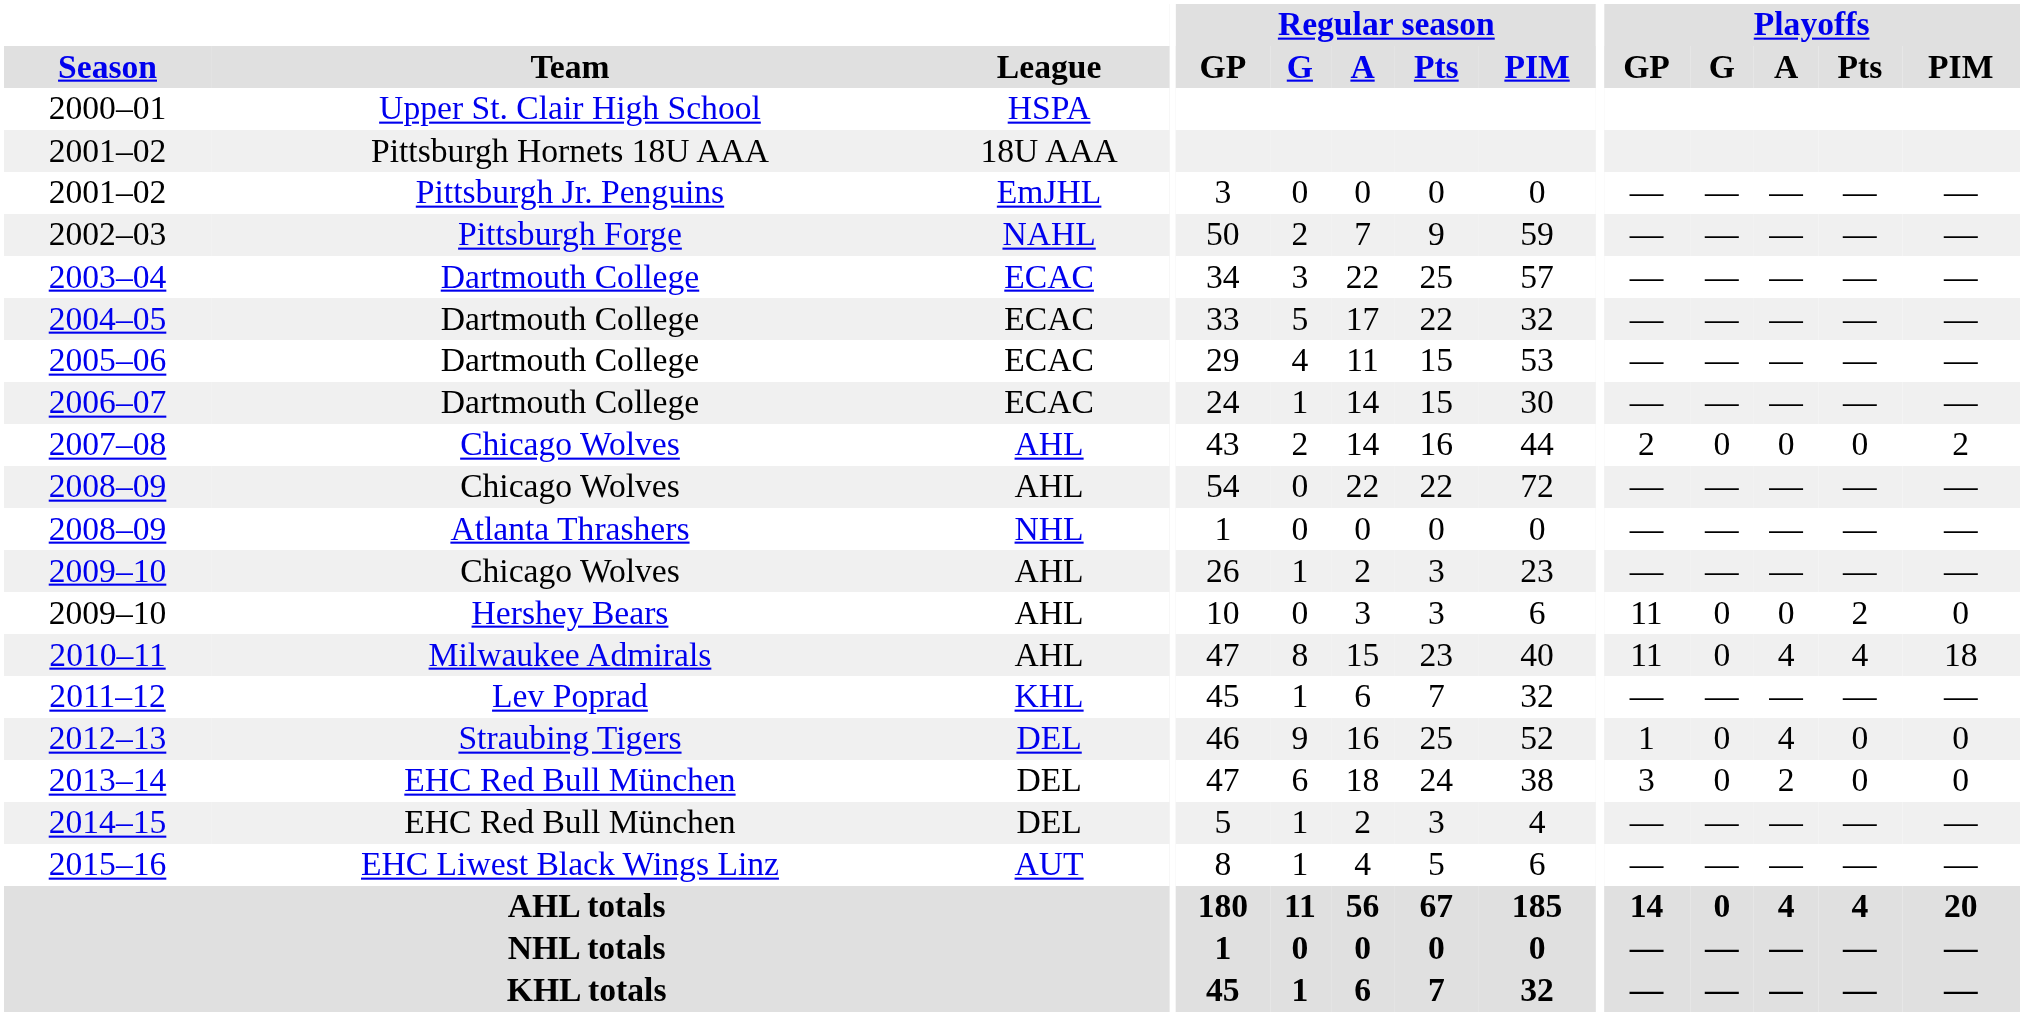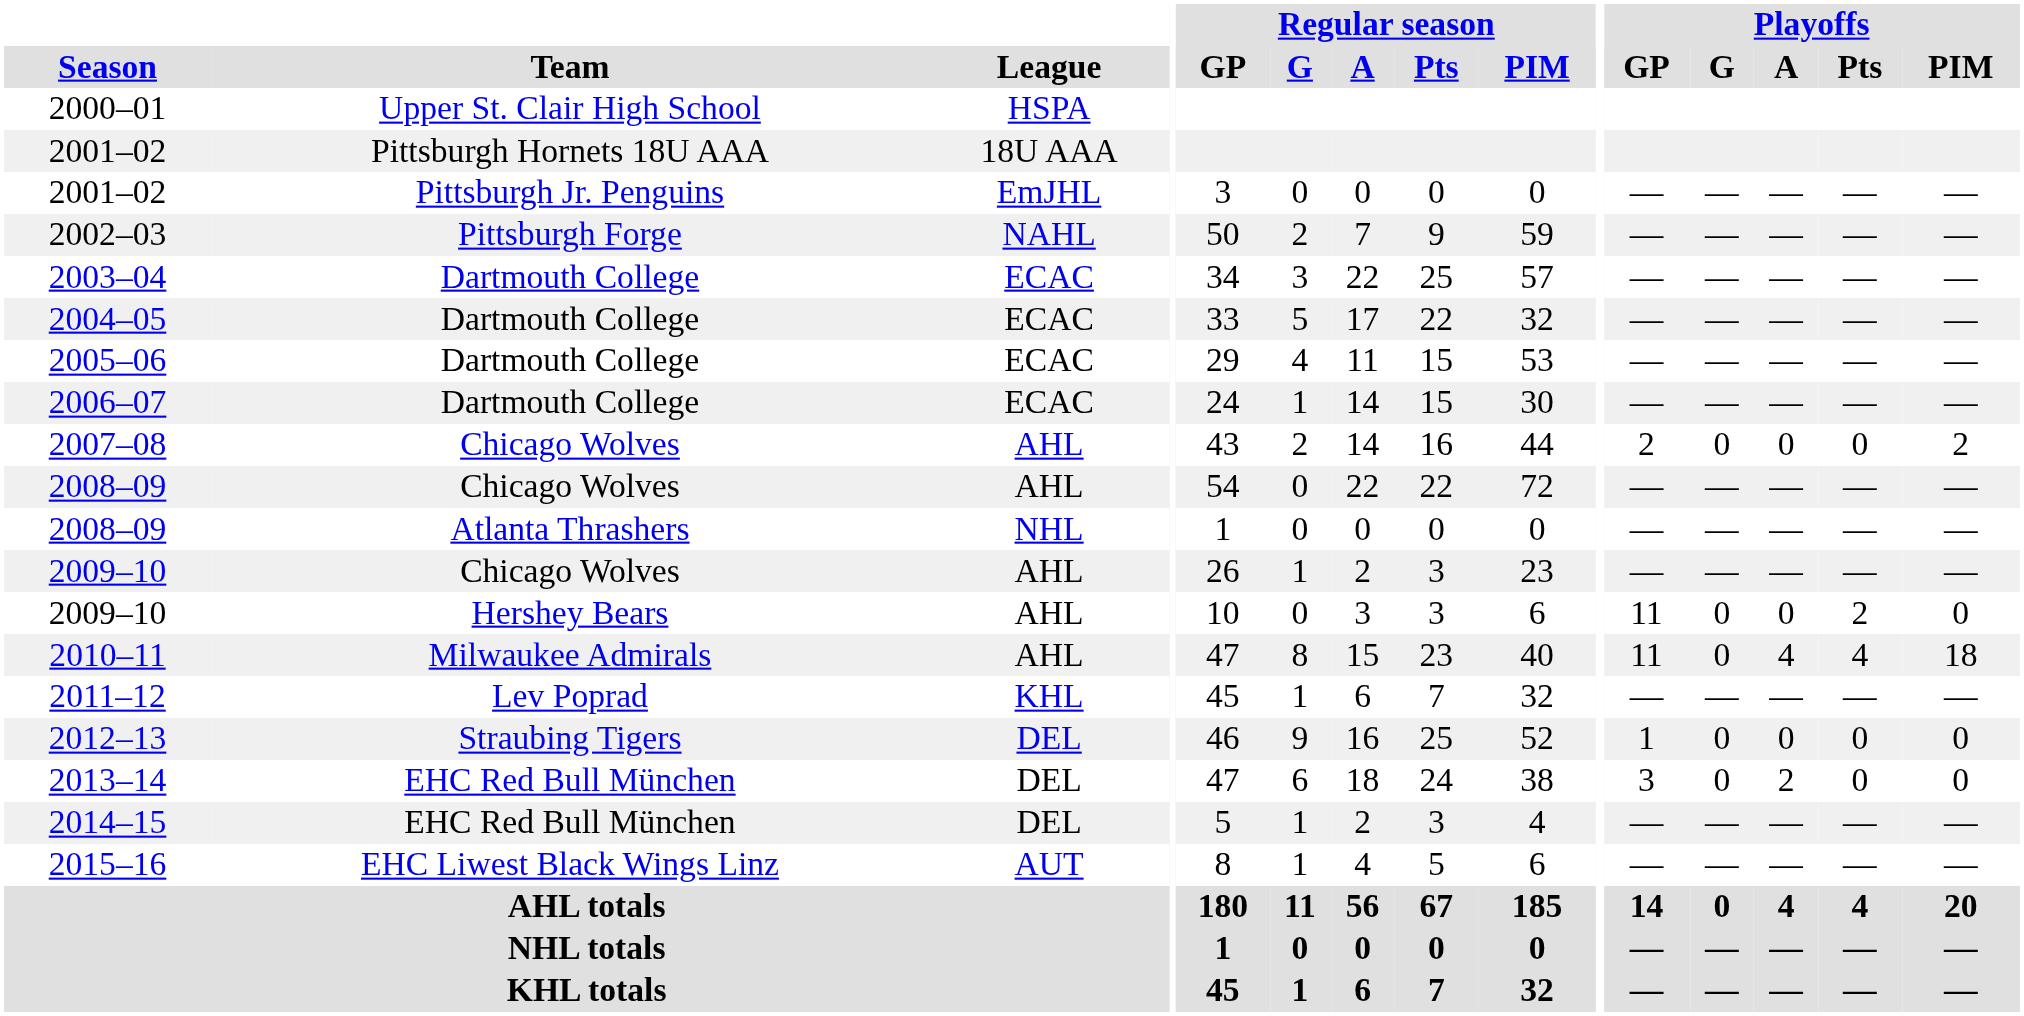(1786, 738) 4 -> (1786, 738) 0
